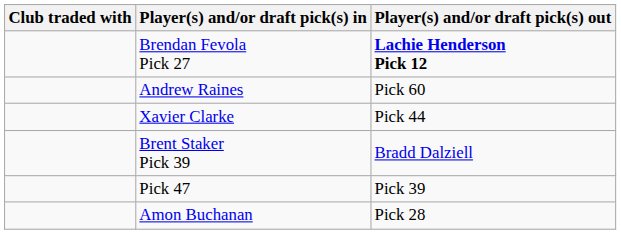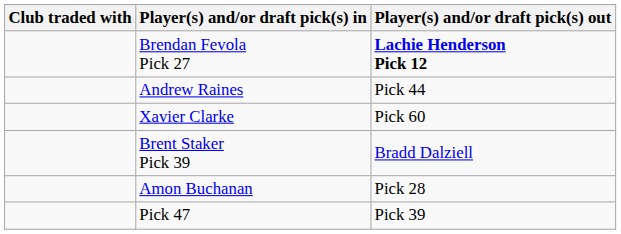(400, 90) Pick 60 -> (400, 90) Pick 44
(400, 116) Pick 44 -> (400, 116) Pick 60
rows swapped: (196, 215) <-> (165, 188)
